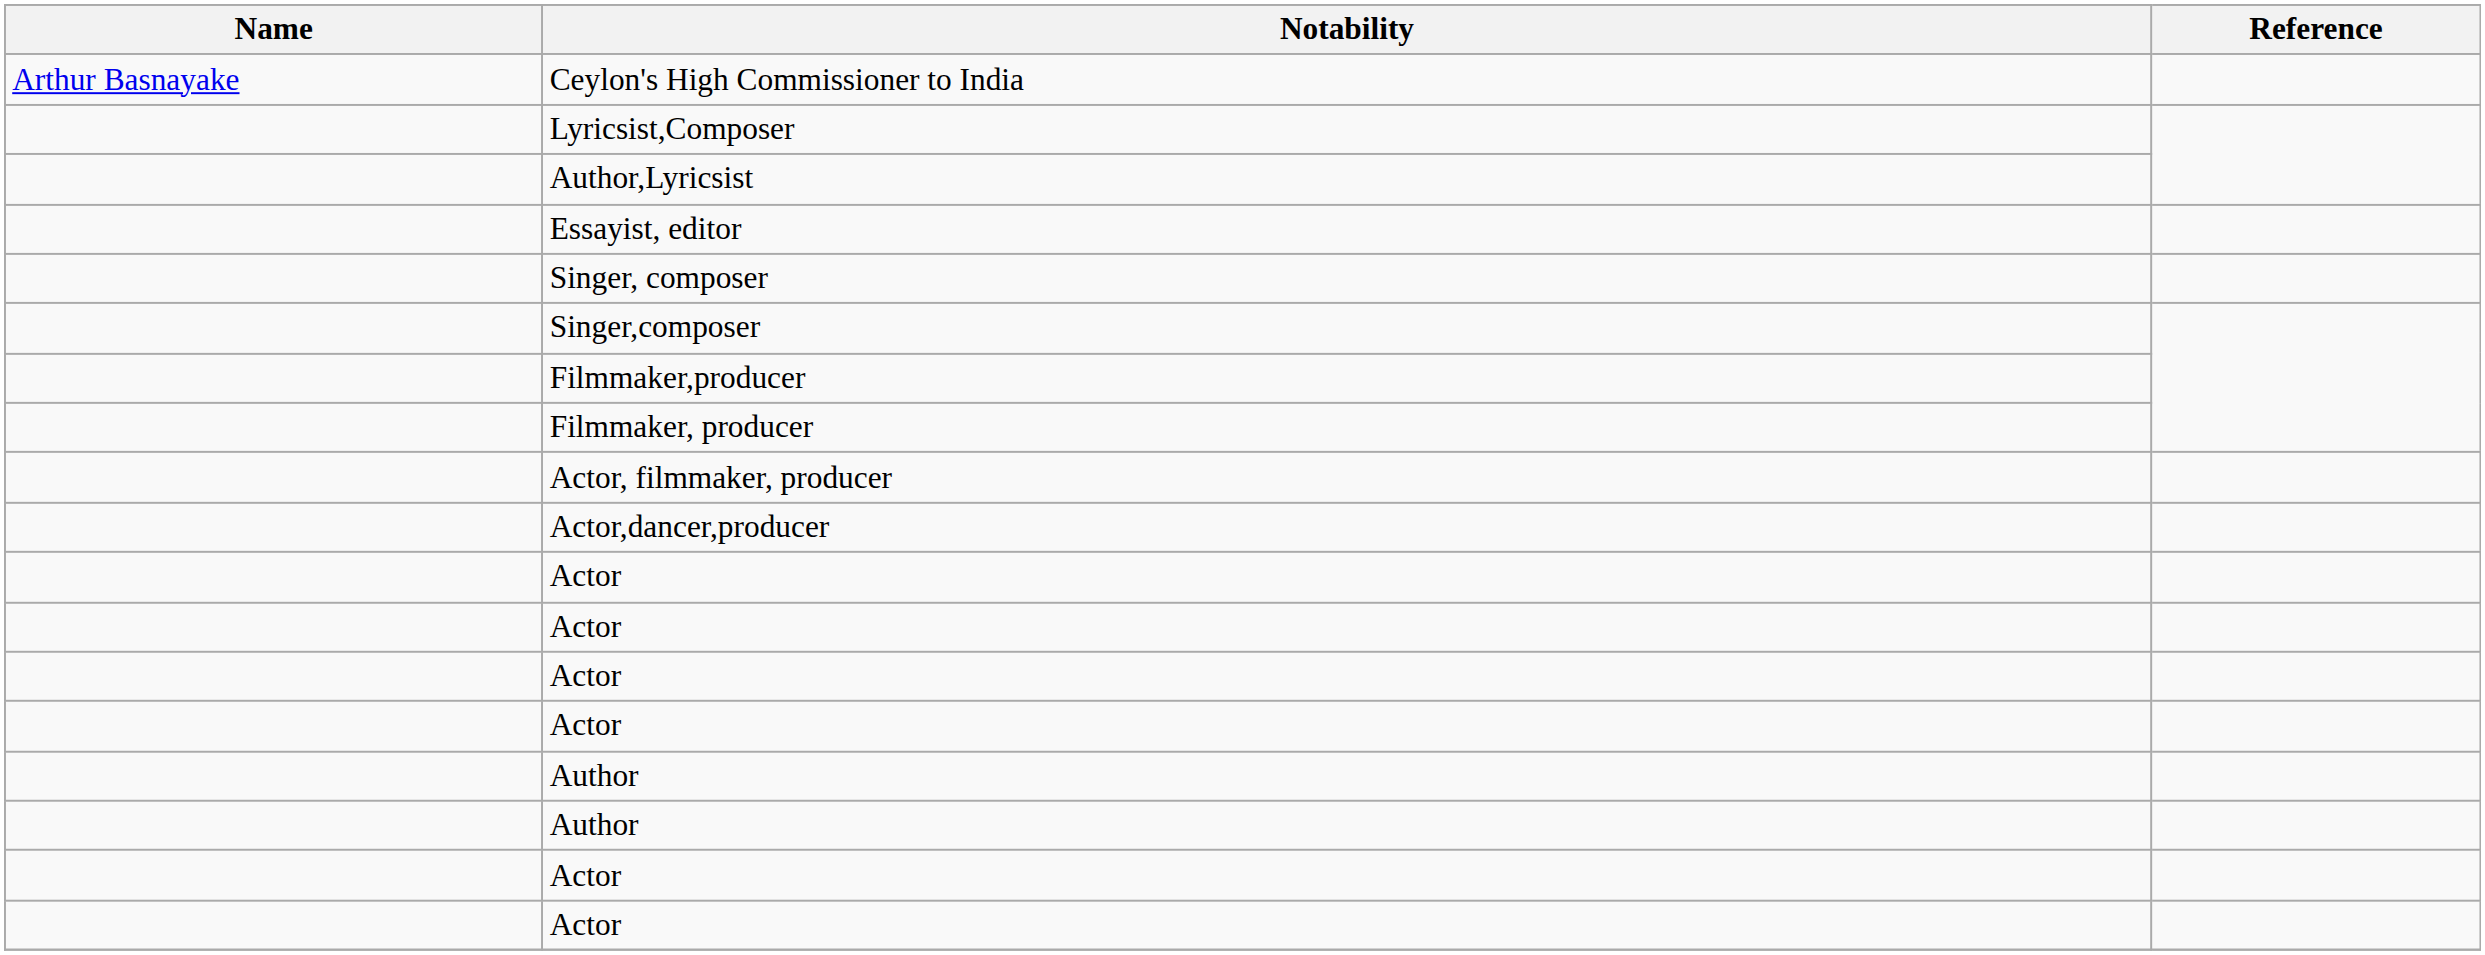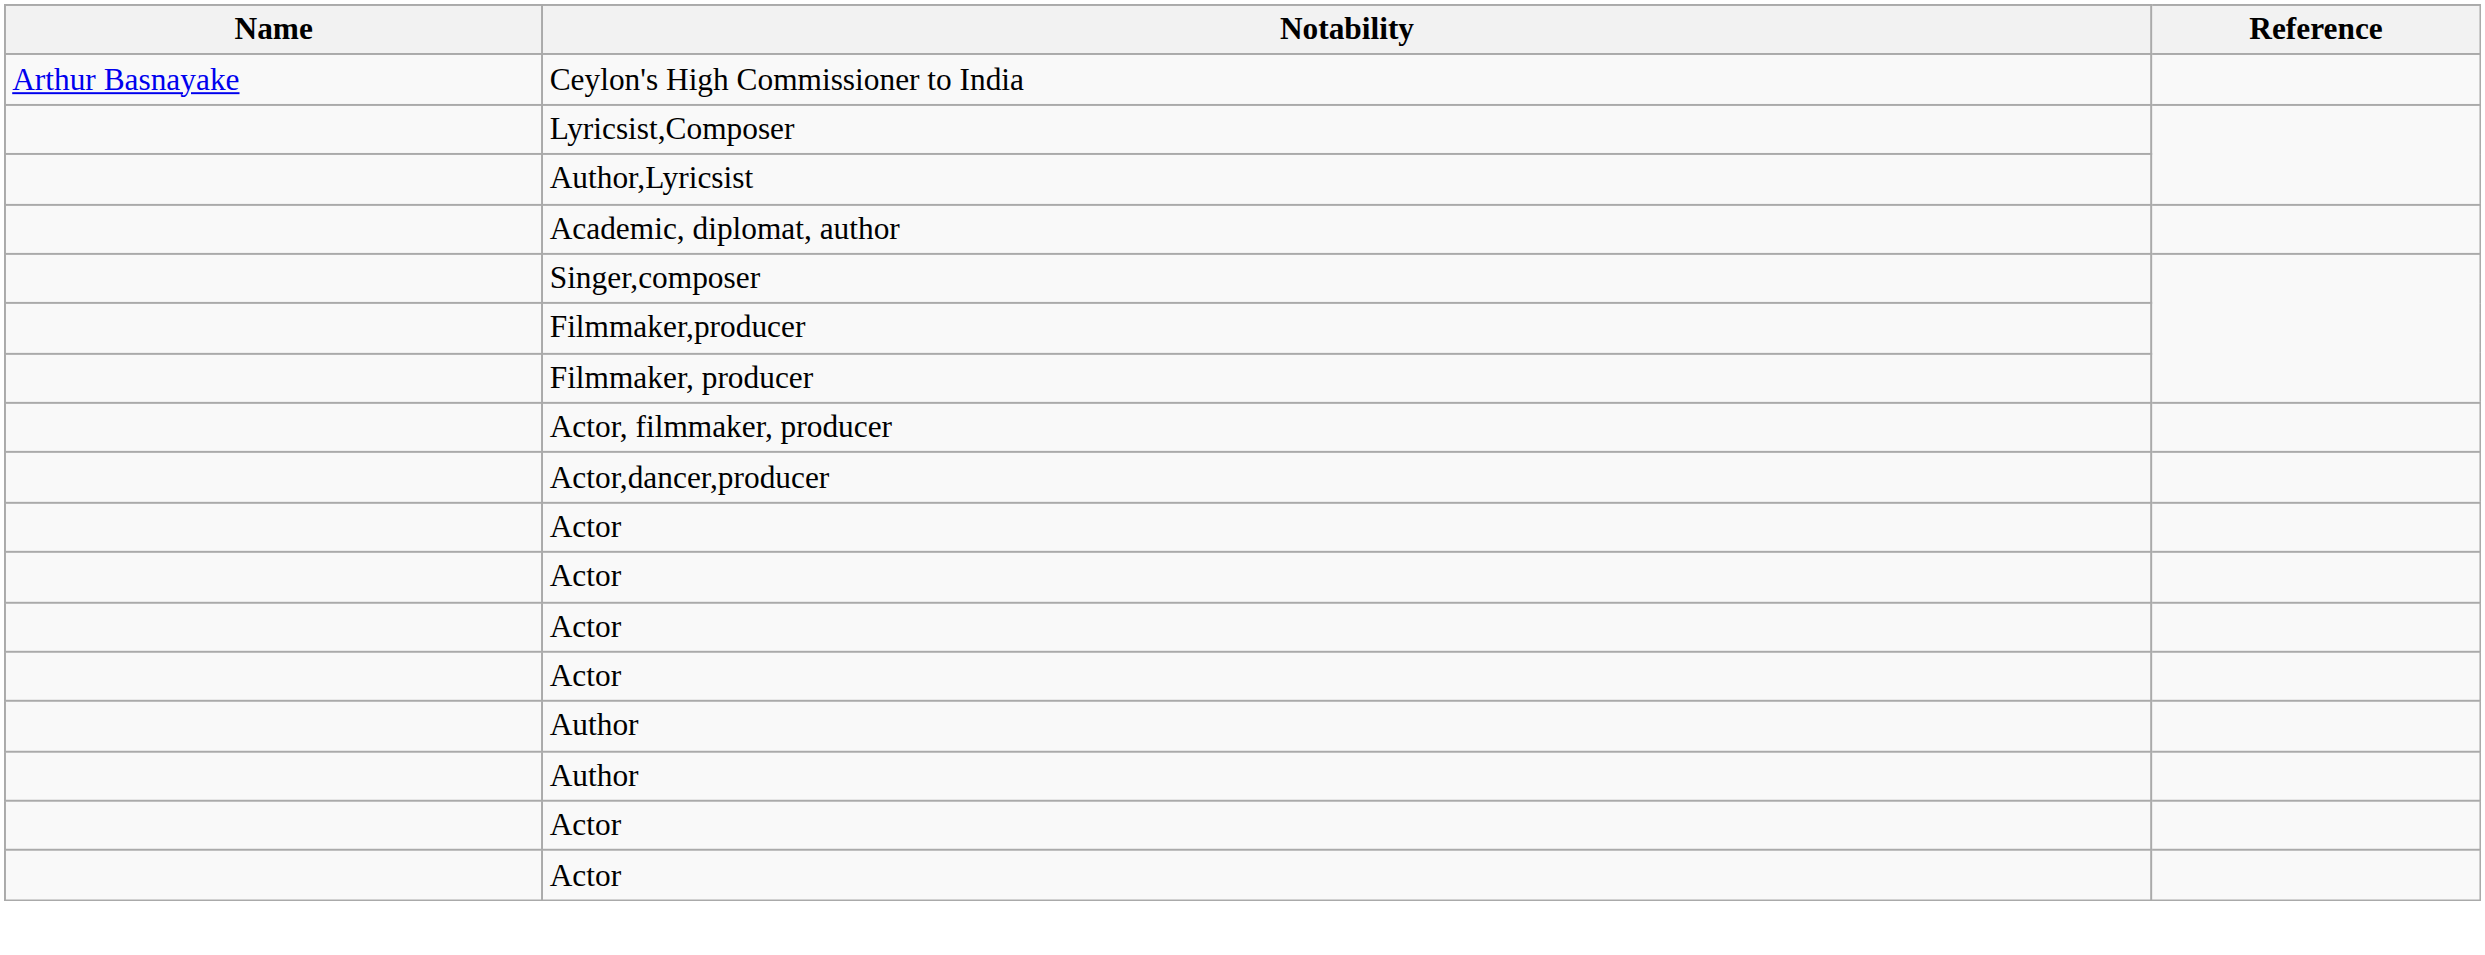- row: (274, 229)
+ row: (274, 229)
- row: (274, 279)
